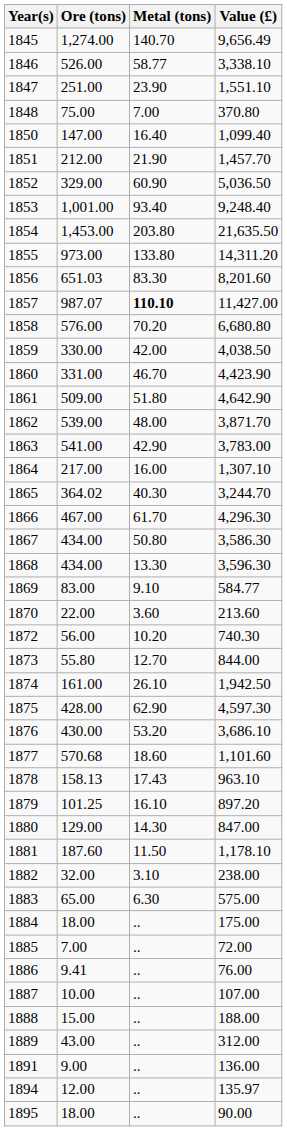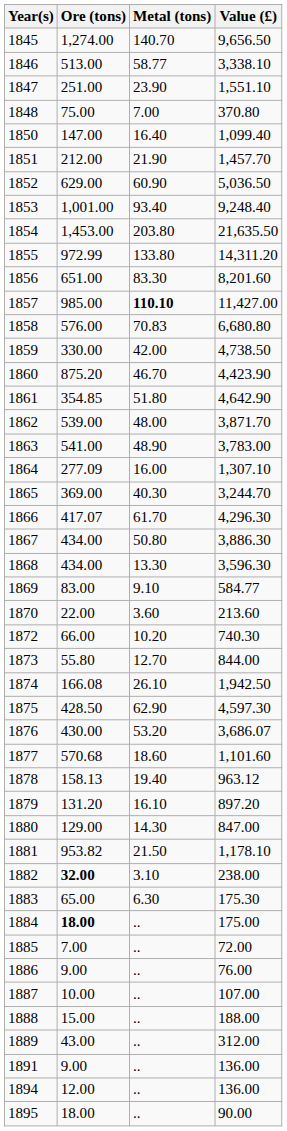(244, 40) 9,656.49 -> (244, 40) 9,656.50
(81, 64) 526.00 -> (81, 64) 513.00
(81, 183) 329.00 -> (81, 183) 629.00
(81, 254) 973.00 -> (81, 254) 972.99
(81, 278) 651.03 -> (81, 278) 651.00
(81, 302) 987.07 -> (81, 302) 985.00
(150, 326) 70.20 -> (150, 326) 70.83
(244, 350) 4,038.50 -> (244, 350) 4,738.50
(81, 374) 331.00 -> (81, 374) 875.20
(81, 398) 509.00 -> (81, 398) 354.85
(150, 445) 42.90 -> (150, 445) 48.90
(81, 469) 217.00 -> (81, 469) 277.09
(81, 493) 364.02 -> (81, 493) 369.00
(81, 517) 467.00 -> (81, 517) 417.07
(244, 541) 3,586.30 -> (244, 541) 3,886.30
(78, 636) 56.00 -> (78, 636) 66.00
(81, 684) 161.00 -> (81, 684) 166.08
(81, 708) 428.00 -> (81, 708) 428.50
(244, 732) 3,686.10 -> (244, 732) 3,686.07
(150, 779) 17.43 -> (150, 779) 19.40
(239, 779) 963.10 -> (239, 779) 963.12
(81, 803) 101.25 -> (81, 803) 131.20
(81, 851) 187.60 -> (81, 851) 953.82
(150, 851) 11.50 -> (150, 851) 21.50
(78, 875) normal -> (78, 875) bold
(239, 898) 575.00 -> (239, 898) 175.30
(78, 922) normal -> (78, 922) bold
(74, 970) 9.41 -> (74, 970) 9.00
(239, 1089) 135.97 -> (239, 1089) 136.00
